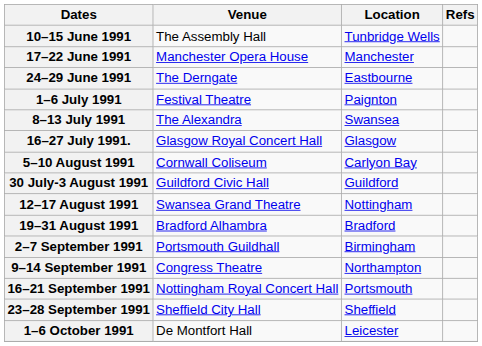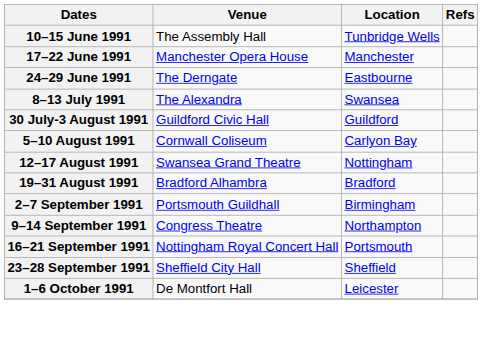- row: (79, 99)
- row: (79, 141)
rows swapped: (79, 183) <-> (79, 162)
